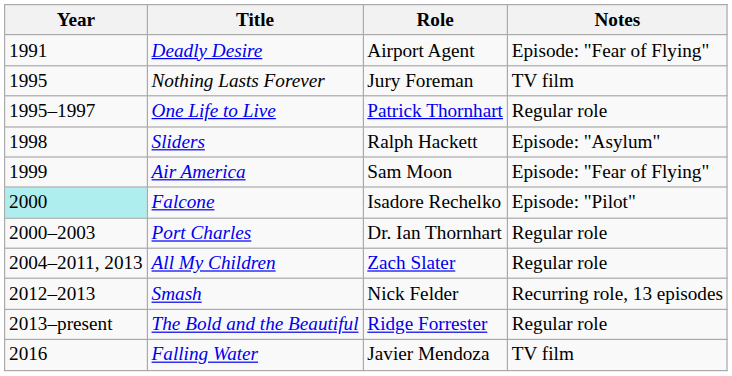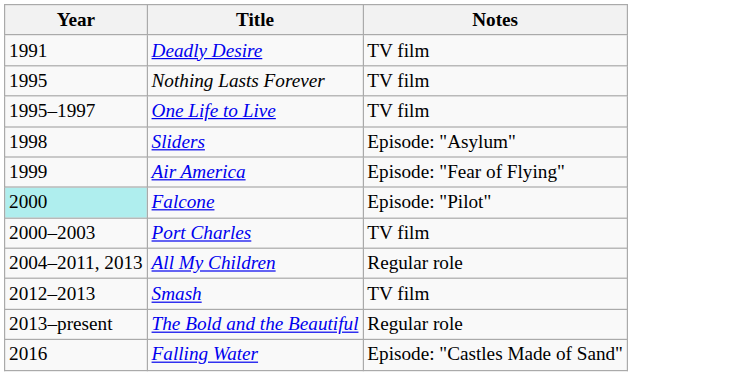- column: (435, 19)
(611, 50) Episode: "Fear of Flying" -> (398, 50) TV film
(560, 111) Regular role -> (398, 111) TV film
(560, 232) Regular role -> (398, 232) TV film
(617, 293) Recurring role, 13 episodes -> (398, 293) TV film
(543, 354) TV film -> (495, 354) Episode: "Castles Made of Sand"
